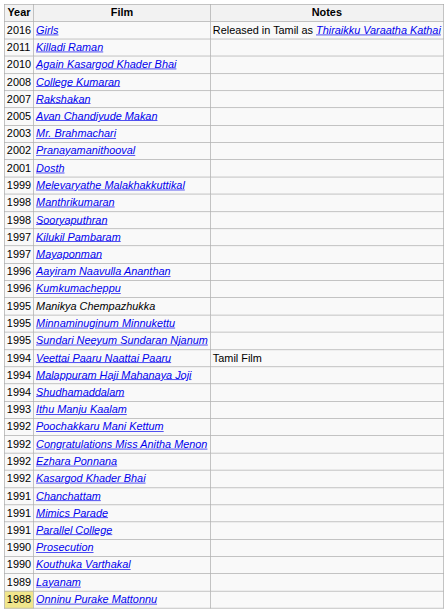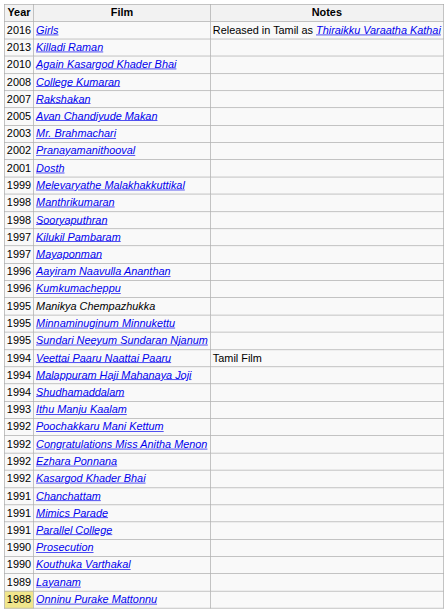(19, 47) 2011 -> (19, 47) 2013
